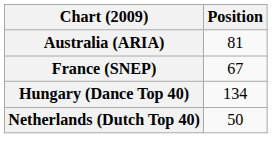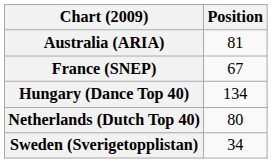(235, 119) 50 -> (235, 119) 80
+ row: (104, 145)
